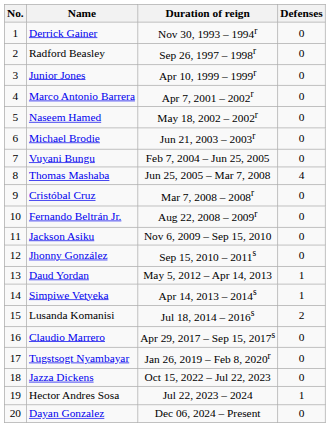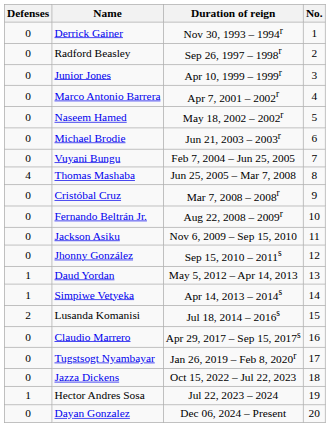columns swapped: (15, 13) <-> (301, 13)
